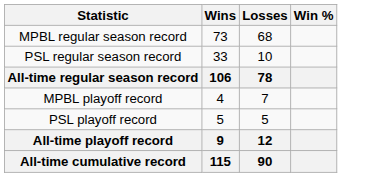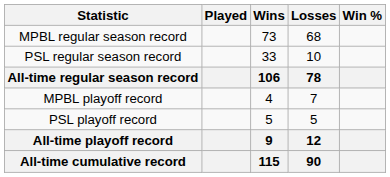+ column: (226, 15)
